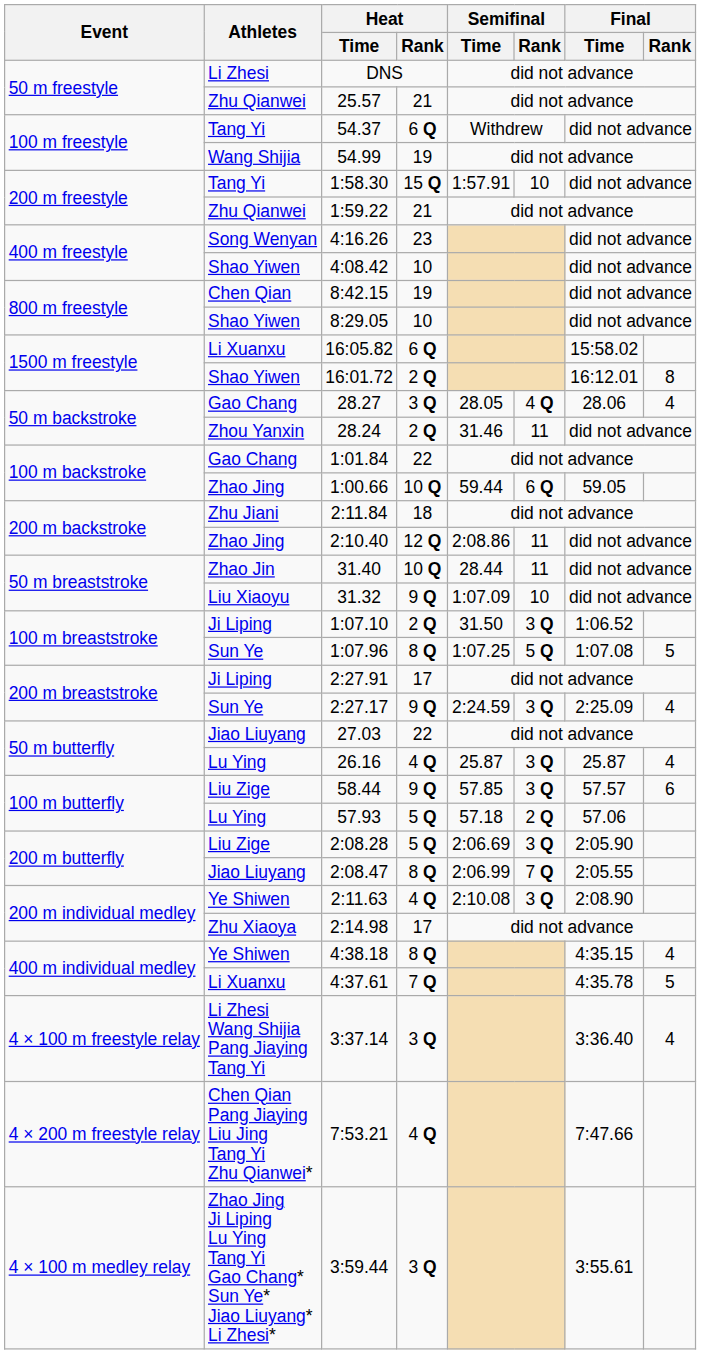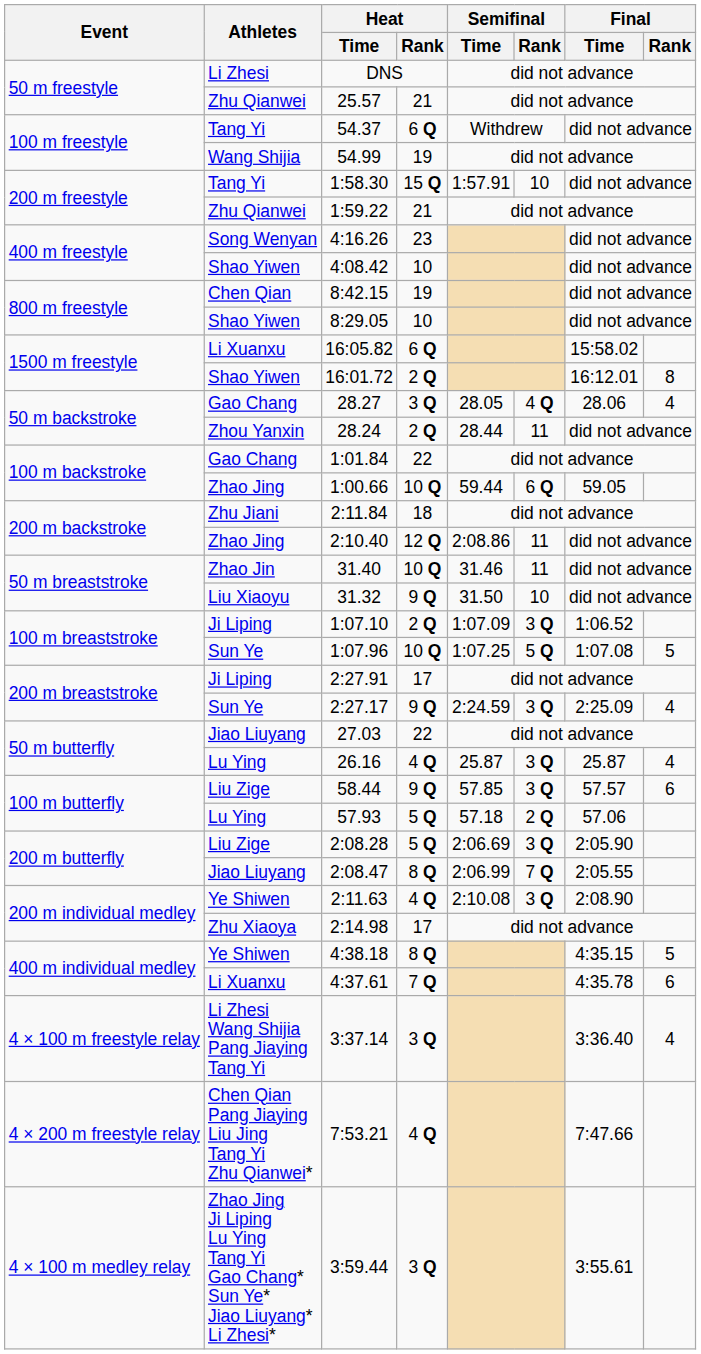(481, 432) 31.46 -> (481, 432) 28.44
(481, 569) 28.44 -> (481, 569) 31.46
(481, 597) 1:07.09 -> (481, 597) 31.50
(481, 624) 31.50 -> (481, 624) 1:07.09
(423, 652) 8 Q -> (423, 652) 10 Q
(670, 955) 4 -> (670, 955) 5
(670, 982) 5 -> (670, 982) 6
